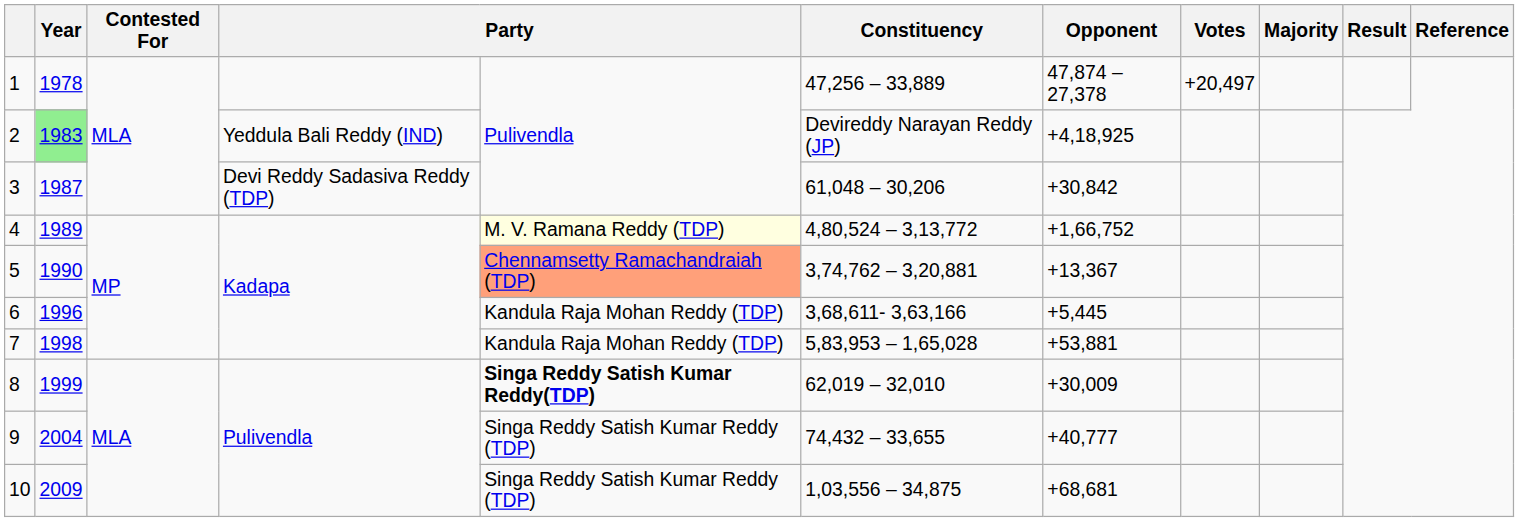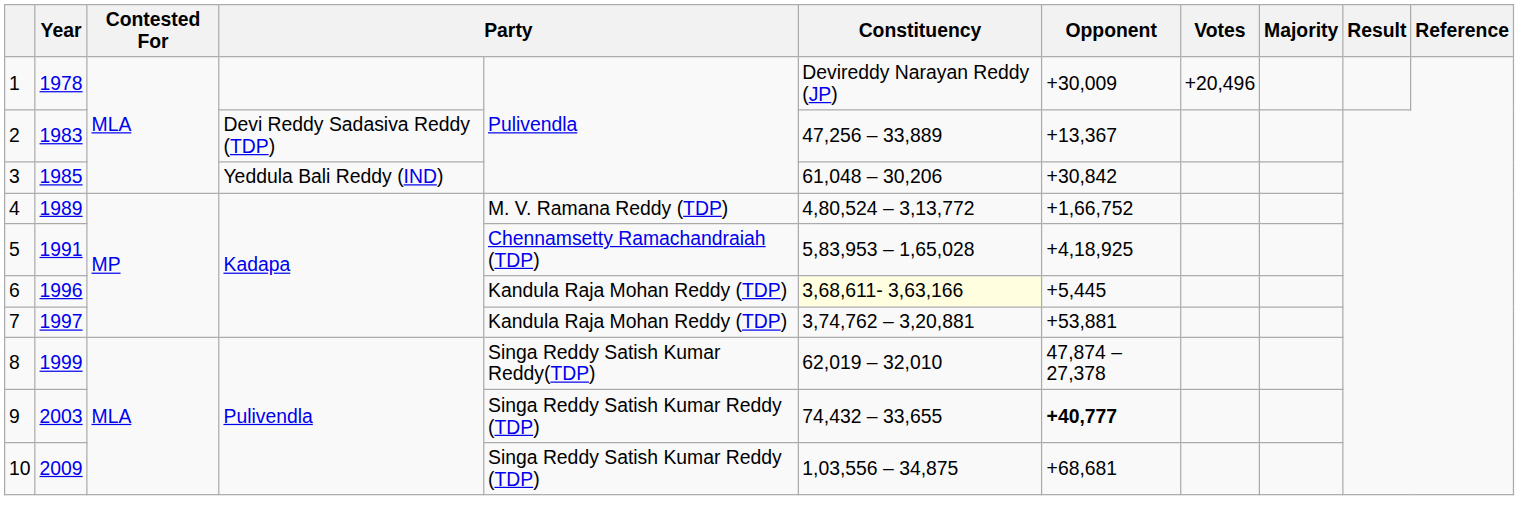(875, 83) 47,256 – 33,889 -> (916, 83) Devireddy Narayan Reddy (JP)
(1085, 83) 47,874 – 27,378 -> (1082, 83) +30,009
(1220, 83) +20,497 -> (1220, 83) +20,496
(61, 135) lightgreen background -> (61, 135) no background
(333, 135) Yeddula Bali Reddy (IND) -> (347, 135) Devi Reddy Sadasiva Reddy (TDP)
(919, 135) Devireddy Narayan Reddy (JP) -> (872, 135) 47,256 – 33,889
(1091, 135) +4,18,925 -> (1082, 135) +13,367
(61, 188) 1987 -> (61, 177) 1985
(346, 188) Devi Reddy Sadasiva Reddy (TDP) -> (333, 177) Yeddula Bali Reddy (IND)
(604, 229) lightyellow background -> (608, 208) no background
(61, 271) 1990 -> (61, 249) 1991
(623, 271) lightsalmon background -> (627, 249) no background
(891, 271) 3,74,762 – 3,20,881 -> (888, 249) 5,83,953 – 1,65,028
(1083, 271) +13,367 -> (1090, 249) +4,18,925
(886, 312) no background -> (883, 291) lightyellow background
(61, 343) 1998 -> (61, 321) 1997
(891, 343) 5,83,953 – 1,65,028 -> (888, 321) 3,74,762 – 3,20,881
(608, 385) bold -> (604, 363) normal
(1083, 385) +30,009 -> (1084, 363) 47,874 – 27,378
(61, 437) 2004 -> (61, 415) 2003
(1083, 437) normal -> (1082, 415) bold
